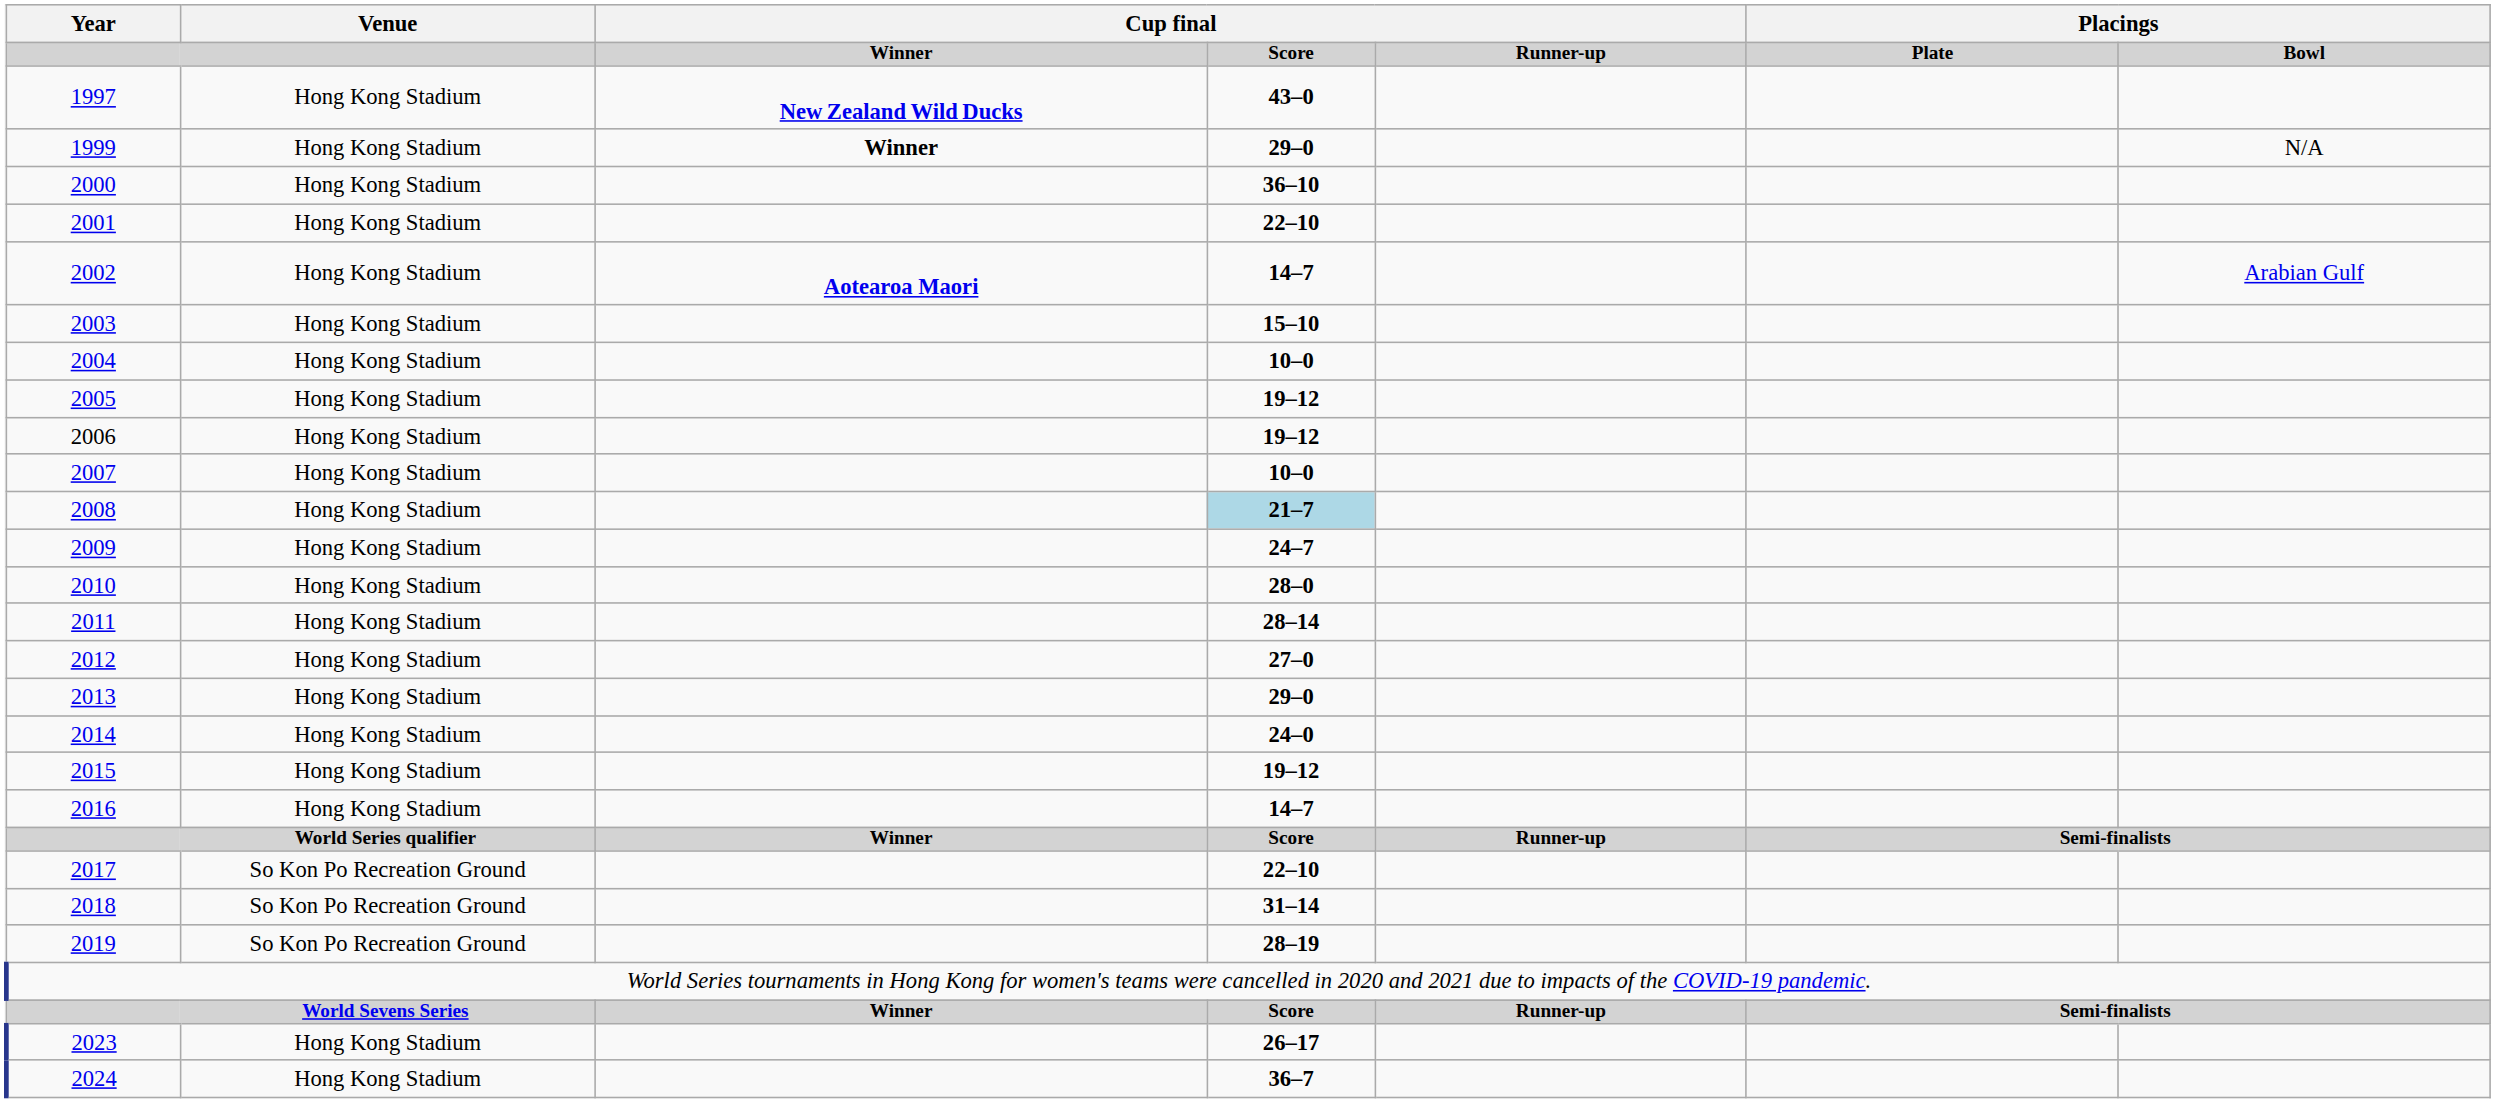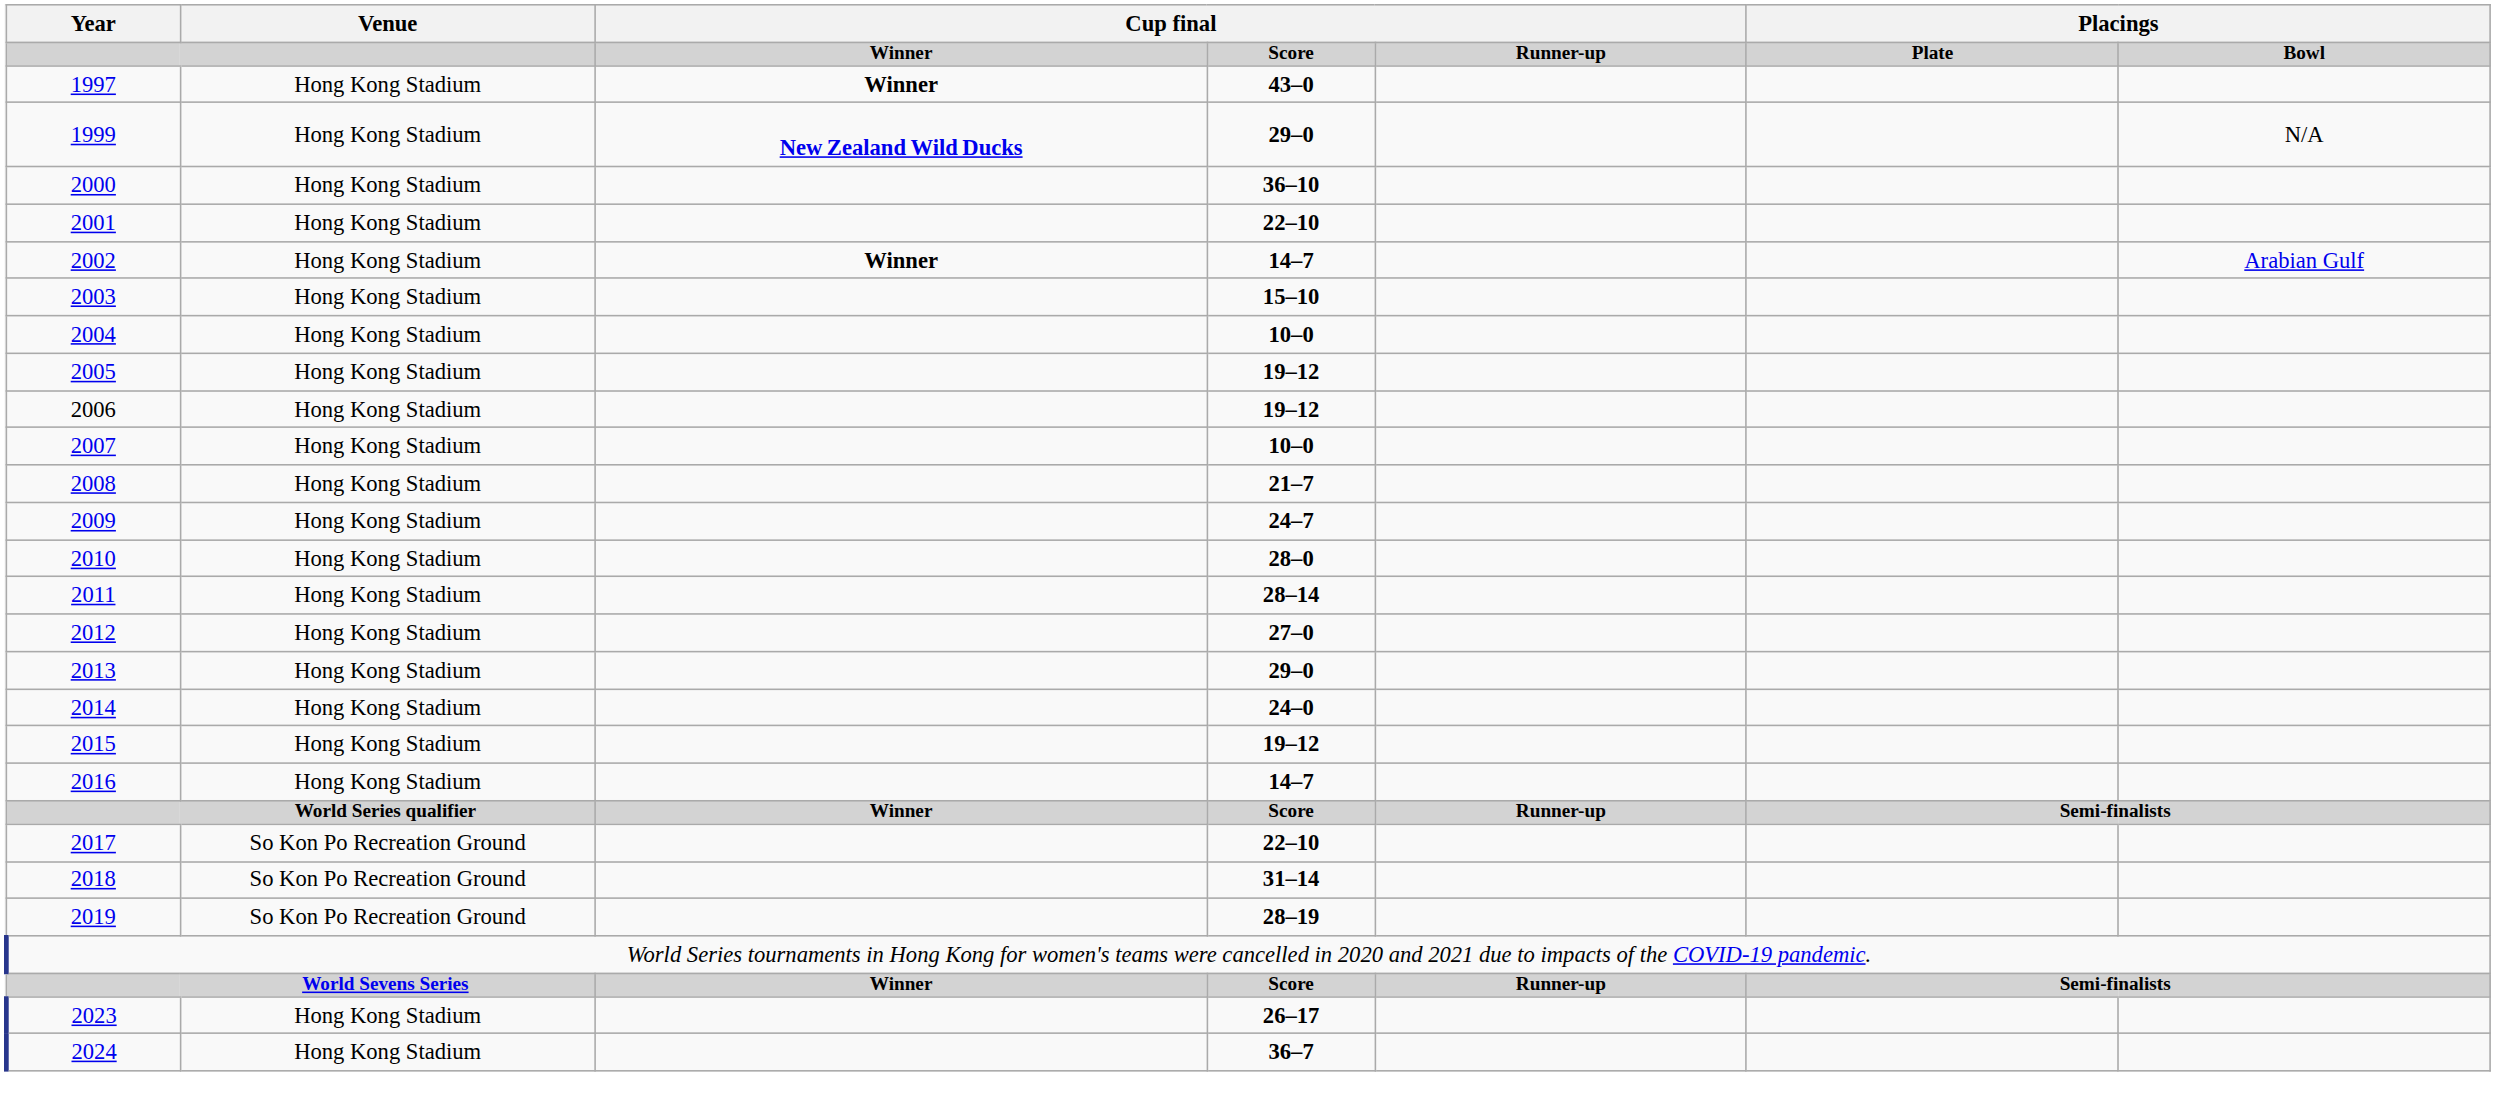(901, 110) New Zealand Wild Ducks -> (901, 84) Winner
(901, 148) Winner -> (901, 148) New Zealand Wild Ducks
(901, 286) Aotearoa Maori -> (901, 260) Winner
(1291, 510) lightblue background -> (1291, 483) no background
